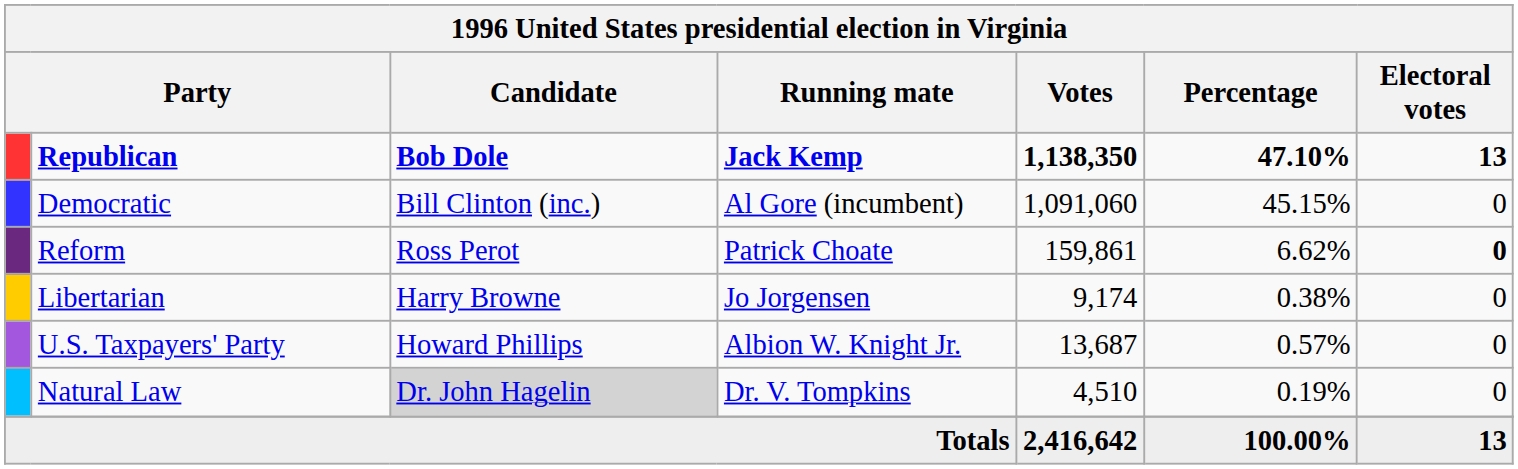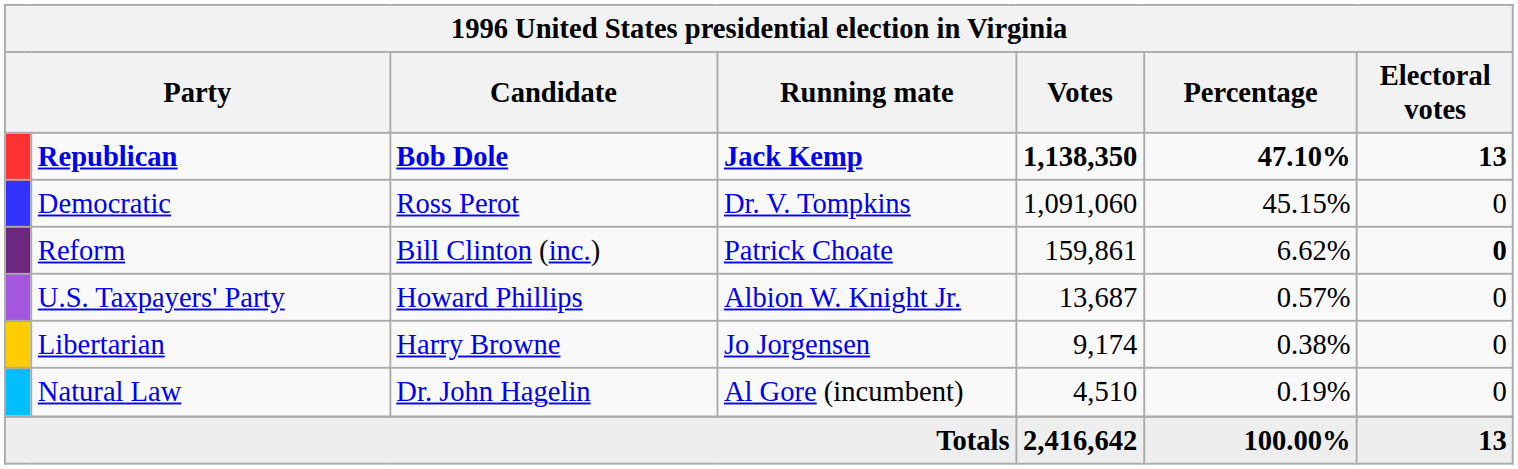(498, 203) Bill Clinton (inc.) -> (458, 203) Ross Perot
(844, 203) Al Gore (incumbent) -> (817, 203) Dr. V. Tompkins
(458, 250) Ross Perot -> (498, 250) Bill Clinton (inc.)
rows swapped: (161, 344) <-> (101, 297)
(493, 391) lightgrey background -> (493, 391) no background
(817, 391) Dr. V. Tompkins -> (844, 391) Al Gore (incumbent)
